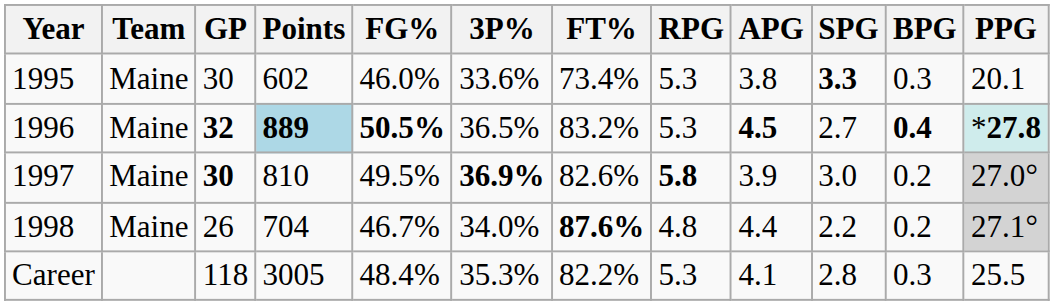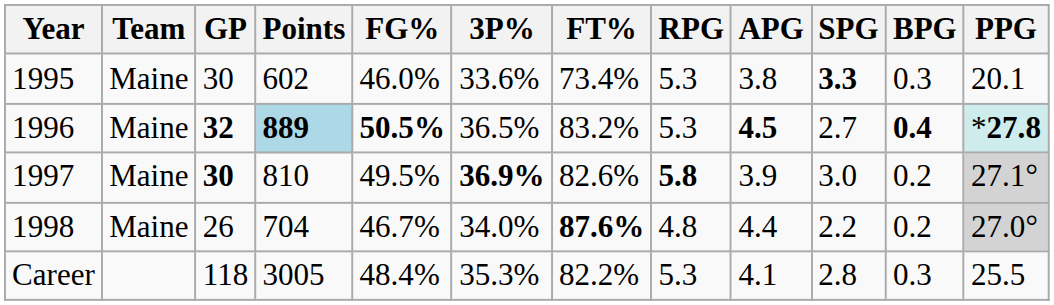(1004, 176) 27.0° -> (1004, 176) 27.1°
(1004, 226) 27.1° -> (1004, 226) 27.0°
